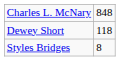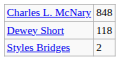(99, 47) 8 -> (99, 47) 2
